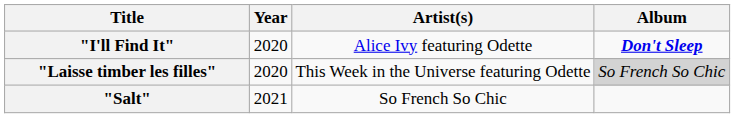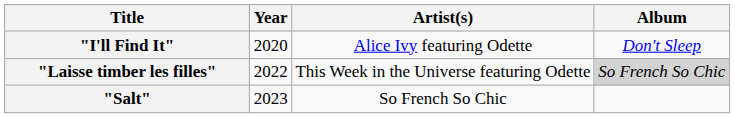(662, 44) bold -> (662, 44) normal
(271, 71) 2020 -> (271, 71) 2022
(271, 98) 2021 -> (271, 98) 2023
